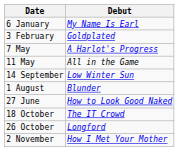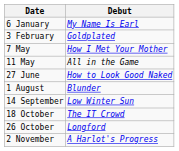(113, 50) A Harlot's Progress -> (117, 50) How I Met Your Mother
rows swapped: (23, 101) <-> (35, 75)
(117, 140) How I Met Your Mother -> (113, 140) A Harlot's Progress
